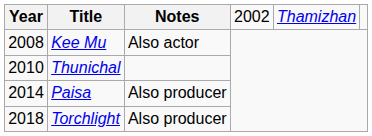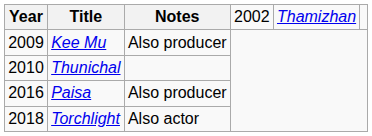(26, 42) 2008 -> (26, 42) 2009
(163, 42) Also actor -> (177, 42) Also producer
(26, 93) 2014 -> (26, 93) 2016
(177, 118) Also producer -> (163, 118) Also actor
